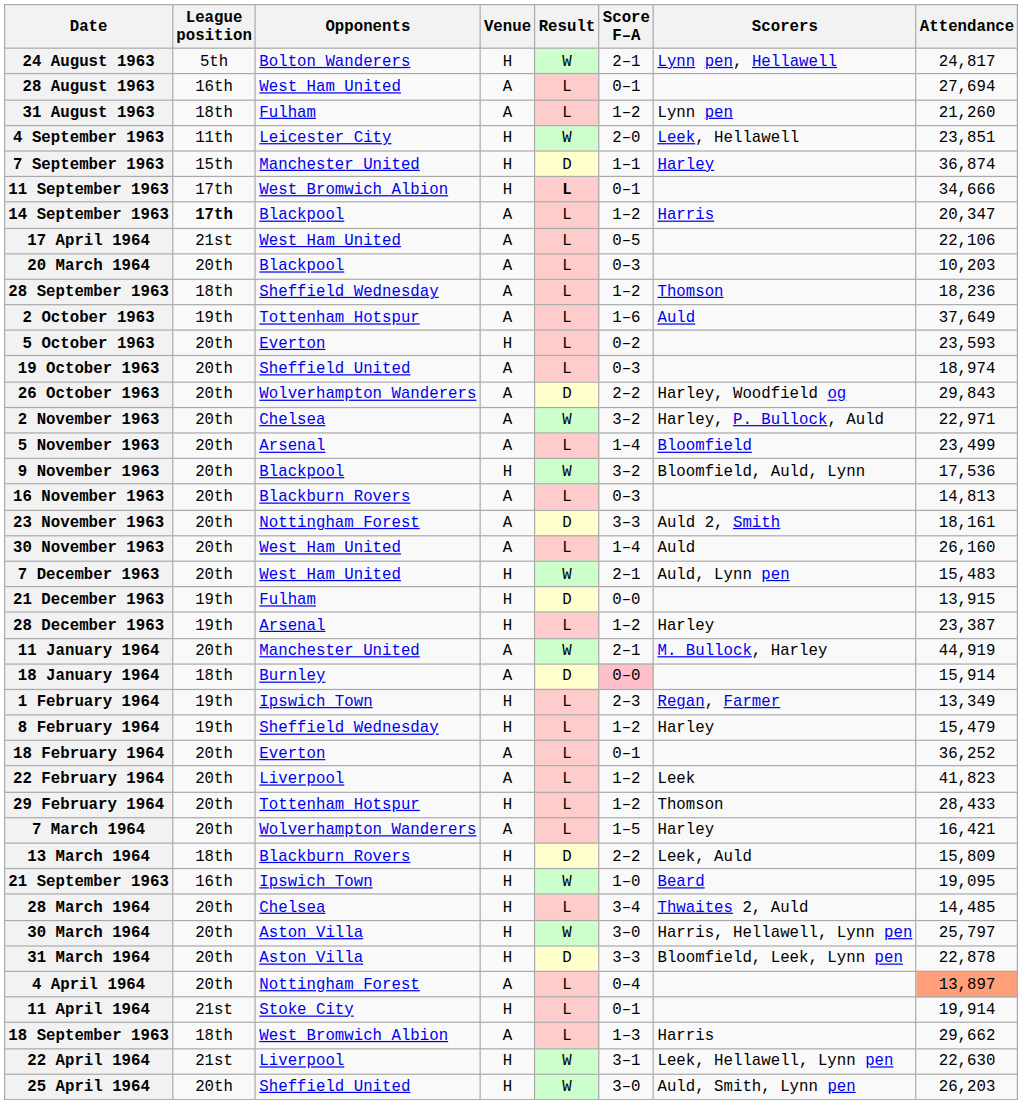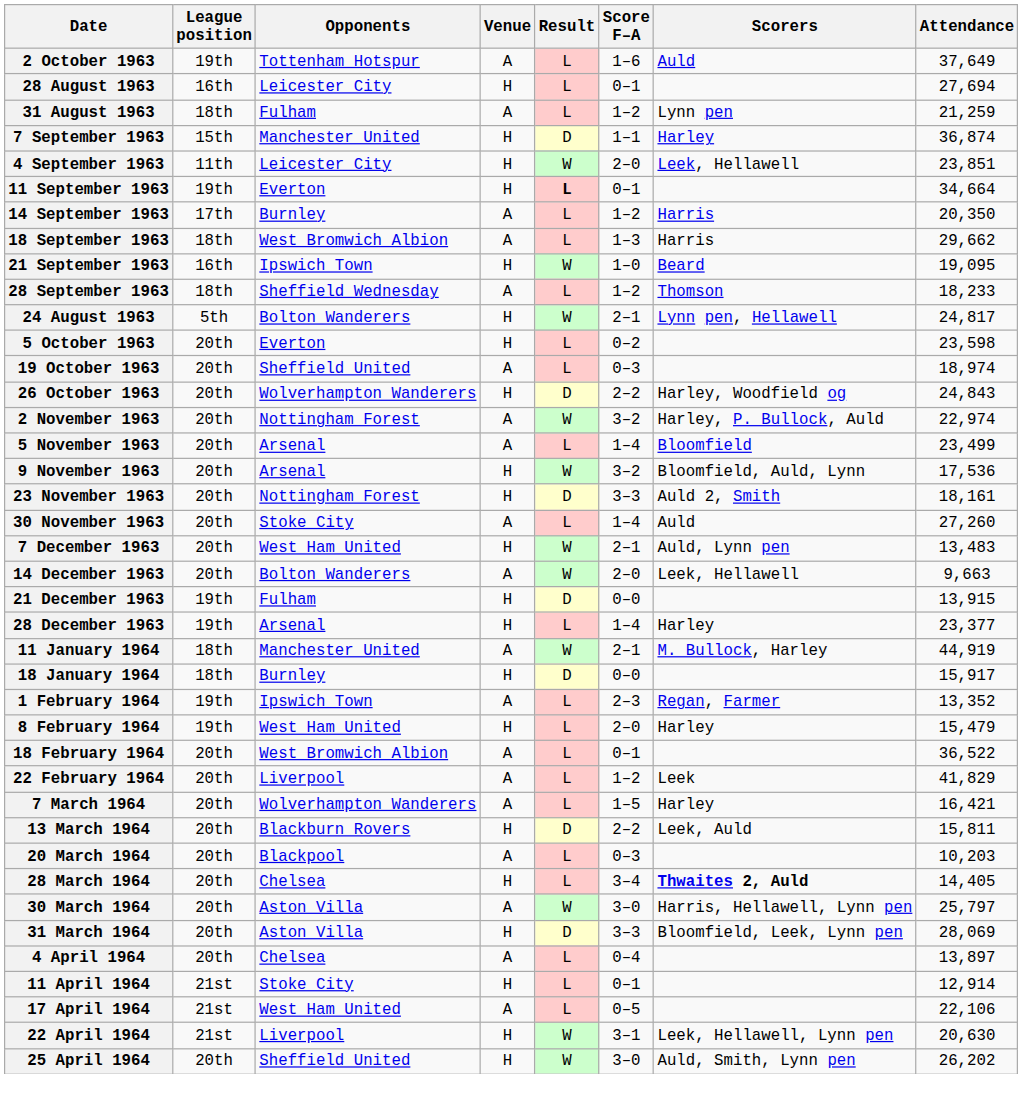rows swapped: (89, 61) <-> (89, 318)
(330, 87) West Ham United -> (325, 87) Leicester City
(508, 87) A -> (508, 87) H
(967, 112) 21,260 -> (967, 112) 21,259
rows swapped: (89, 138) <-> (89, 164)
(214, 189) 17th -> (214, 189) 19th
(354, 189) West Bromwich Albion -> (292, 189) Everton
(967, 189) 34,666 -> (967, 189) 34,664
(214, 215) bold -> (214, 215) normal
(302, 215) Blackpool -> (292, 215) Burnley
(967, 215) 20,347 -> (967, 215) 20,350
rows swapped: (89, 1035) <-> (89, 241)
rows swapped: (89, 882) <-> (89, 266)
(967, 292) 18,236 -> (967, 292) 18,233
(967, 343) 23,593 -> (967, 343) 23,598
(508, 394) A -> (508, 394) H
(967, 394) 29,843 -> (967, 394) 24,843
(292, 420) Chelsea -> (340, 420) Nottingham Forest
(967, 420) 22,971 -> (967, 420) 22,974
(302, 471) Blackpool -> (292, 471) Arsenal
- row: (89, 497)
(508, 523) A -> (508, 497) H
(330, 548) West Ham United -> (307, 523) Stoke City
(967, 548) 26,160 -> (967, 523) 27,260
(967, 574) 15,483 -> (967, 548) 13,483
+ row: (89, 574)
(626, 625) 1–2 -> (626, 625) 1–4
(967, 625) 23,387 -> (967, 625) 23,377
(214, 651) 20th -> (214, 651) 18th
(508, 676) A -> (508, 676) H
(626, 676) pink background -> (626, 676) no background
(967, 676) 15,914 -> (967, 676) 15,917
(508, 702) H -> (508, 702) A
(967, 702) 13,349 -> (967, 702) 13,352
(349, 728) Sheffield Wednesday -> (330, 728) West Ham United
(626, 728) 1–2 -> (626, 728) 2–0
(292, 753) Everton -> (354, 753) West Bromwich Albion
(967, 753) 36,252 -> (967, 753) 36,522
(967, 779) 41,823 -> (967, 779) 41,829
- row: (89, 805)
(214, 856) 18th -> (214, 830) 20th
(967, 856) 15,809 -> (967, 830) 15,811
(733, 907) normal -> (733, 882) bold
(967, 907) 14,485 -> (967, 882) 14,405
(508, 933) H -> (508, 907) A
(967, 959) 22,878 -> (967, 933) 28,069
(340, 984) Nottingham Forest -> (292, 959) Chelsea
(967, 984) lightsalmon background -> (967, 959) no background
(967, 1010) 19,914 -> (967, 984) 12,914
(967, 1061) 22,630 -> (967, 1035) 20,630
(967, 1087) 26,203 -> (967, 1061) 26,202
